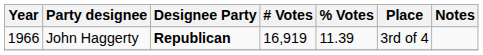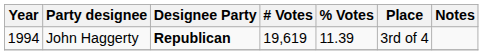(24, 38) 1966 -> (24, 38) 1994
(285, 38) 16,919 -> (285, 38) 19,619
